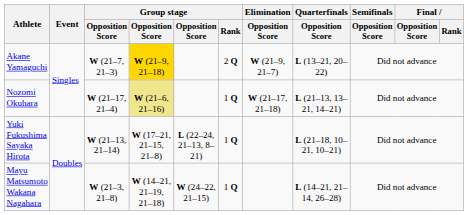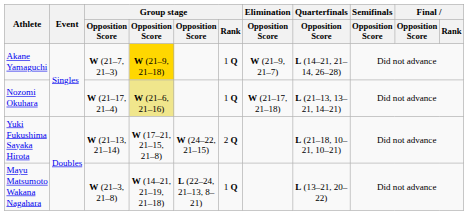(231, 62) 2 Q -> (231, 62) 1 Q
(321, 67) L (13–21, 20–22) -> (321, 67) L (14–21, 21–14, 26–28)
(196, 145) L (22–24, 21–13, 8–21) -> (196, 145) W (24–22, 21–15)
(231, 140) 1 Q -> (231, 140) 2 Q
(196, 192) W (24–22, 21–15) -> (196, 192) L (22–24, 21–13, 8–21)
(321, 192) L (14–21, 21–14, 26–28) -> (321, 192) L (13–21, 20–22)
